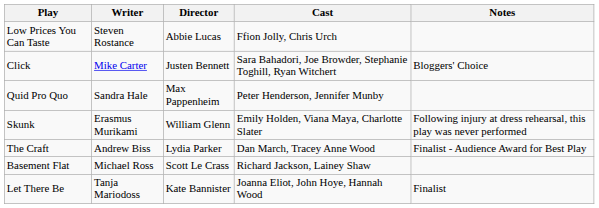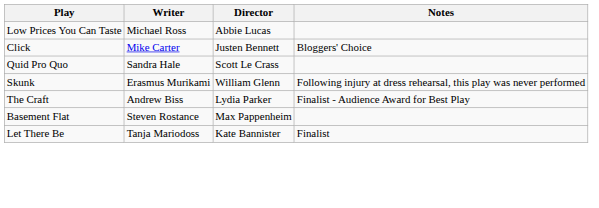- column: (323, 13)
(114, 36) Steven Rostance -> (156, 30) Michael Ross
(193, 95) Max Pappenheim -> (247, 64) Scott Le Crass
(124, 165) Michael Ross -> (163, 116) Steven Rostance
(197, 165) Scott Le Crass -> (254, 116) Max Pappenheim
